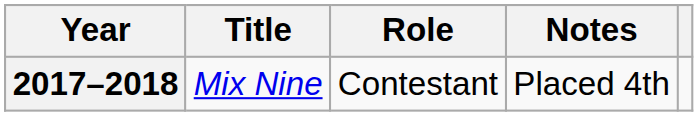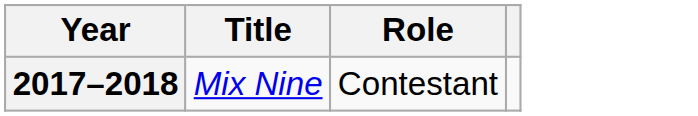- column: (592, 30)
